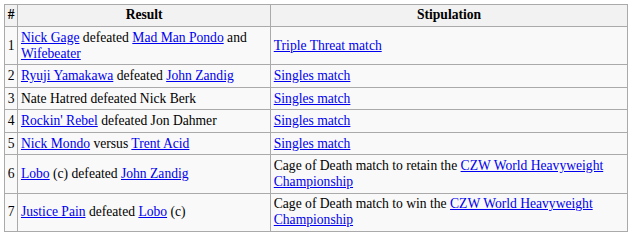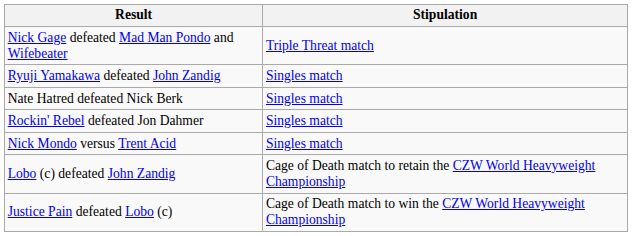- column: (11, 15)
